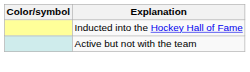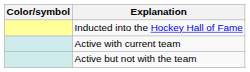+ row: (127, 43)
